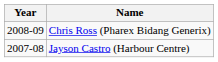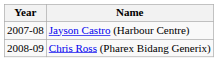rows swapped: (119, 48) <-> (130, 30)
